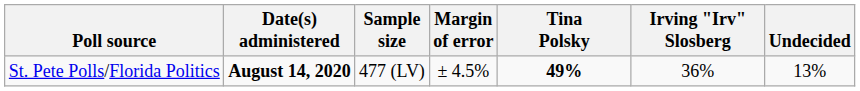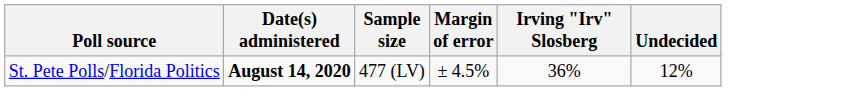- column: (564, 30)
(810, 70) 13% -> (676, 70) 12%
